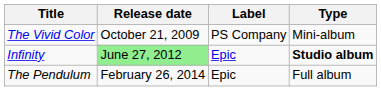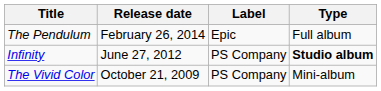rows swapped: (51, 34) <-> (49, 75)
(141, 55) lightgreen background -> (141, 55) no background
(223, 55) Epic -> (249, 55) PS Company
